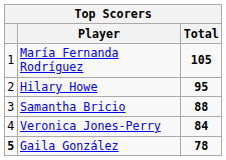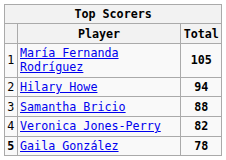(201, 87) 95 -> (201, 87) 94
(201, 126) 84 -> (201, 126) 82
